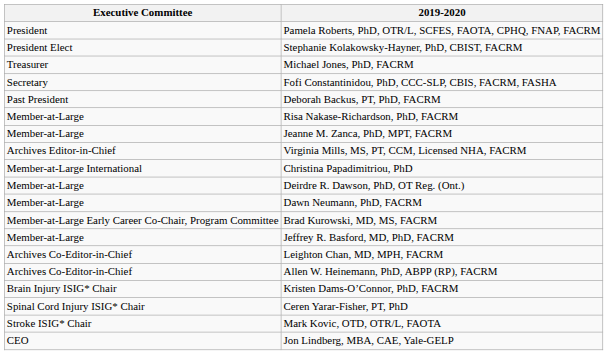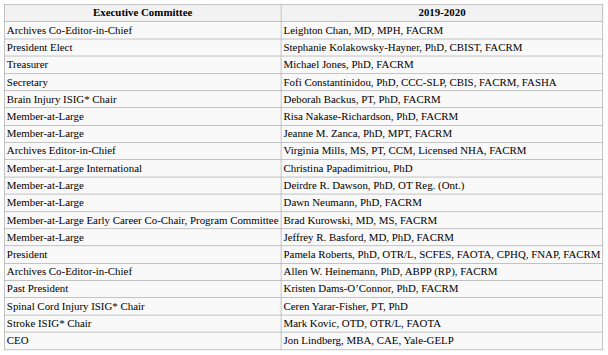rows swapped: (442, 30) <-> (363, 254)
(38, 99) Past President -> (62, 99) Brain Injury ISIG* Chair
(62, 289) Brain Injury ISIG* Chair -> (38, 289) Past President
